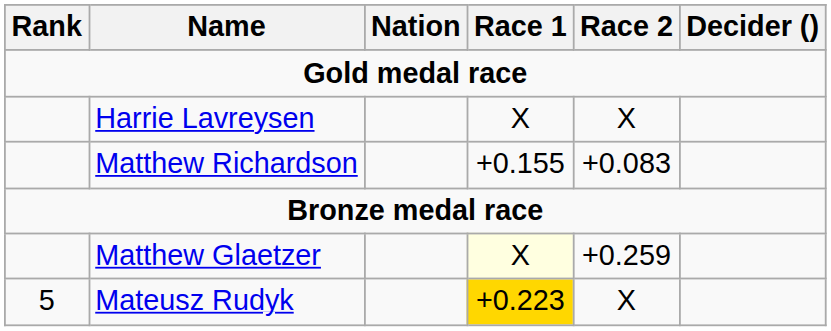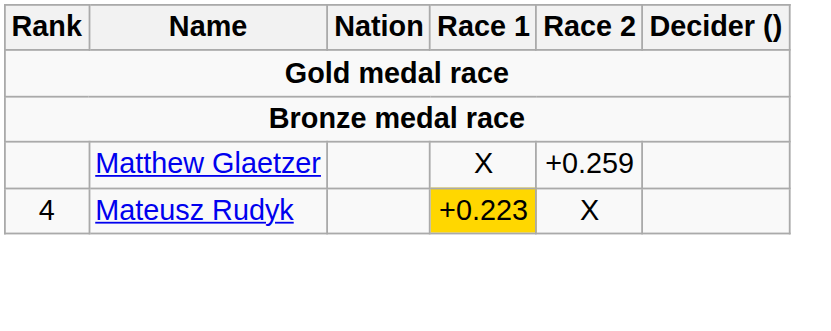- row: (205, 118)
- row: (226, 164)
(520, 255) lightyellow background -> (484, 164) no background
(47, 301) 5 -> (47, 210) 4
